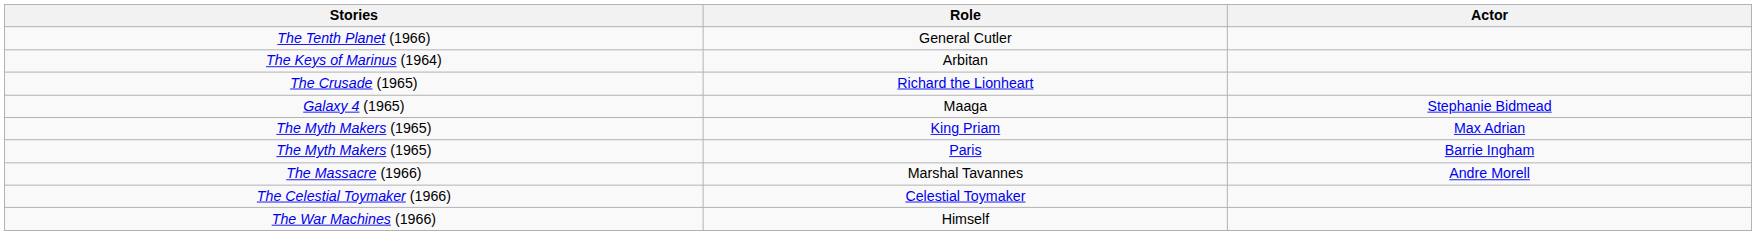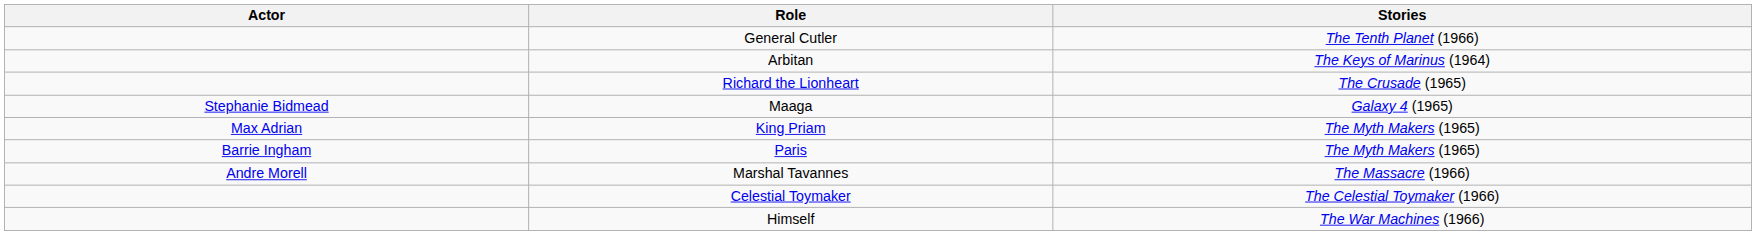columns swapped: (1490, 15) <-> (354, 15)
